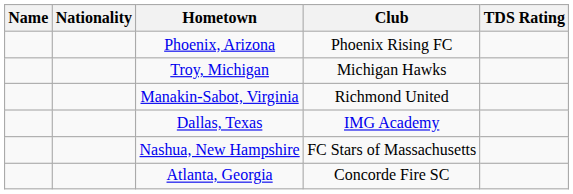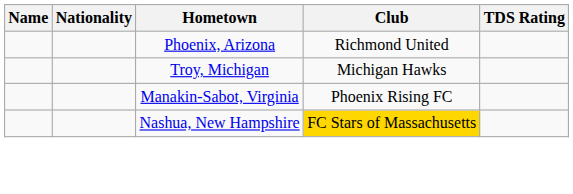(392, 44) Phoenix Rising FC -> (392, 44) Richmond United
(392, 97) Richmond United -> (392, 97) Phoenix Rising FC
- row: (220, 123)
(392, 149) no background -> (392, 123) gold background
- row: (220, 176)
